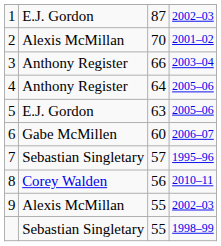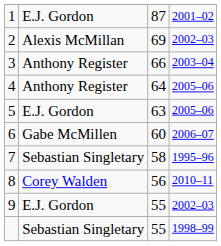(193, 16) 2002–03 -> (193, 16) 2001–02
(158, 39) 70 -> (158, 39) 69
(193, 39) 2001–02 -> (193, 39) 2002–03
(158, 157) 57 -> (158, 157) 58
(73, 205) Alexis McMillan -> (58, 205) E.J. Gordon
